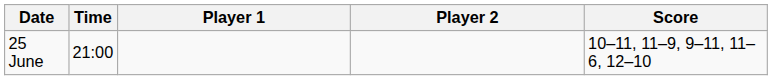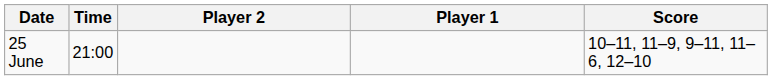columns swapped: (234, 18) <-> (467, 18)
